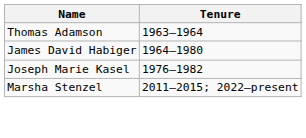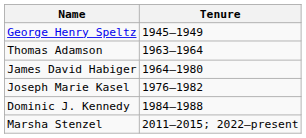+ row: (72, 32)
+ row: (68, 106)
